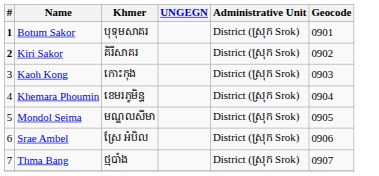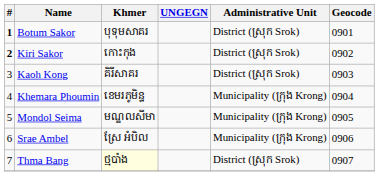(121, 53) គិរីសាគរ -> (120, 53) កោះកុង
(120, 74) កោះកុង -> (121, 74) គិរីសាគរ
(256, 95) District (ស្រុក Srok) -> (270, 95) Municipality (ក្រុង Krong)
(256, 117) District (ស្រុក Srok) -> (270, 117) Municipality (ក្រុង Krong)
(256, 138) District (ស្រុក Srok) -> (270, 138) Municipality (ក្រុង Krong)
(116, 159) no background -> (116, 159) lightyellow background
